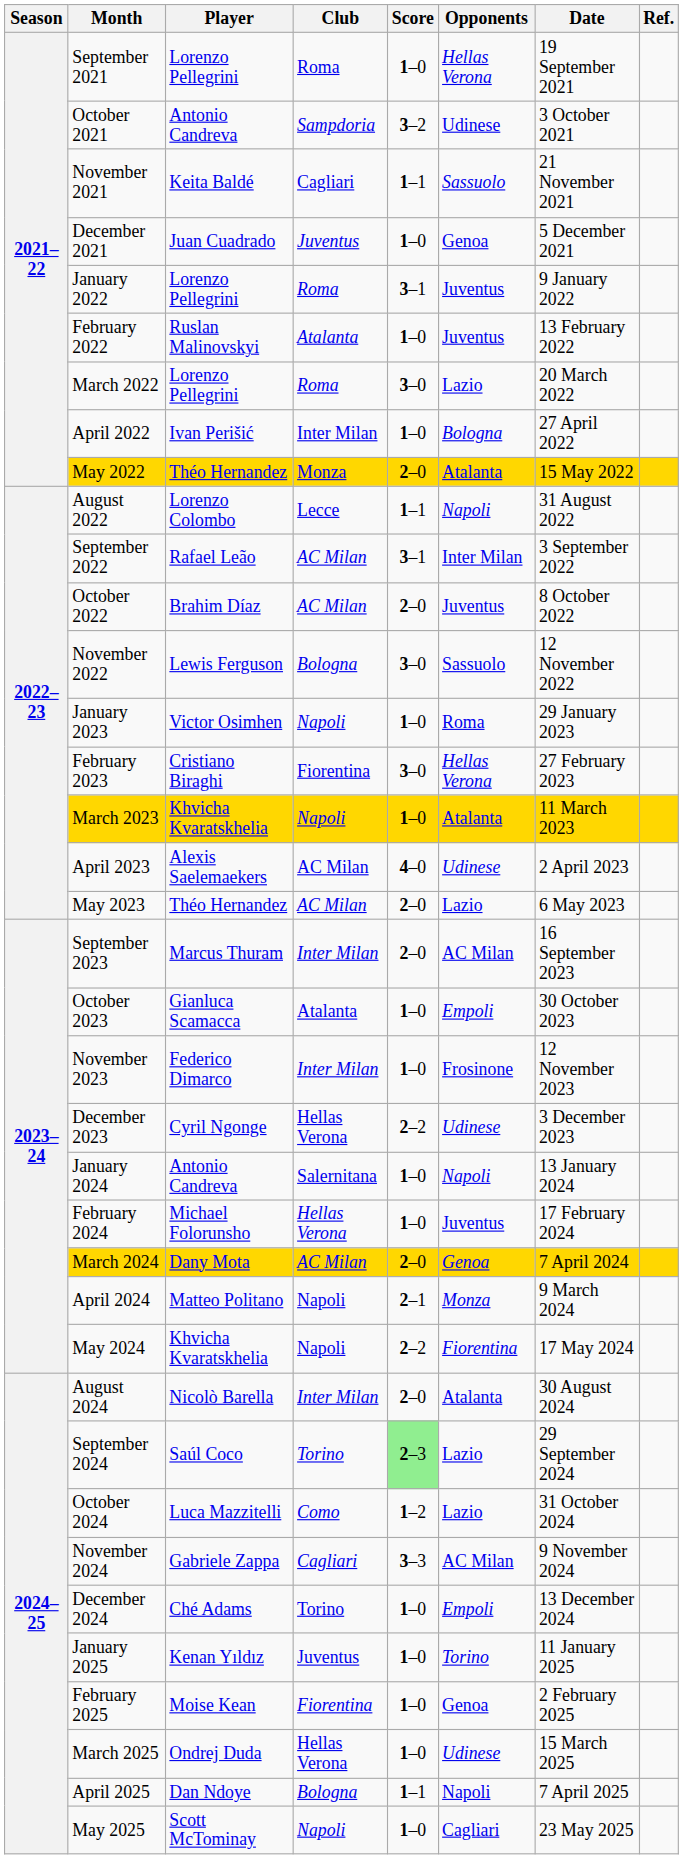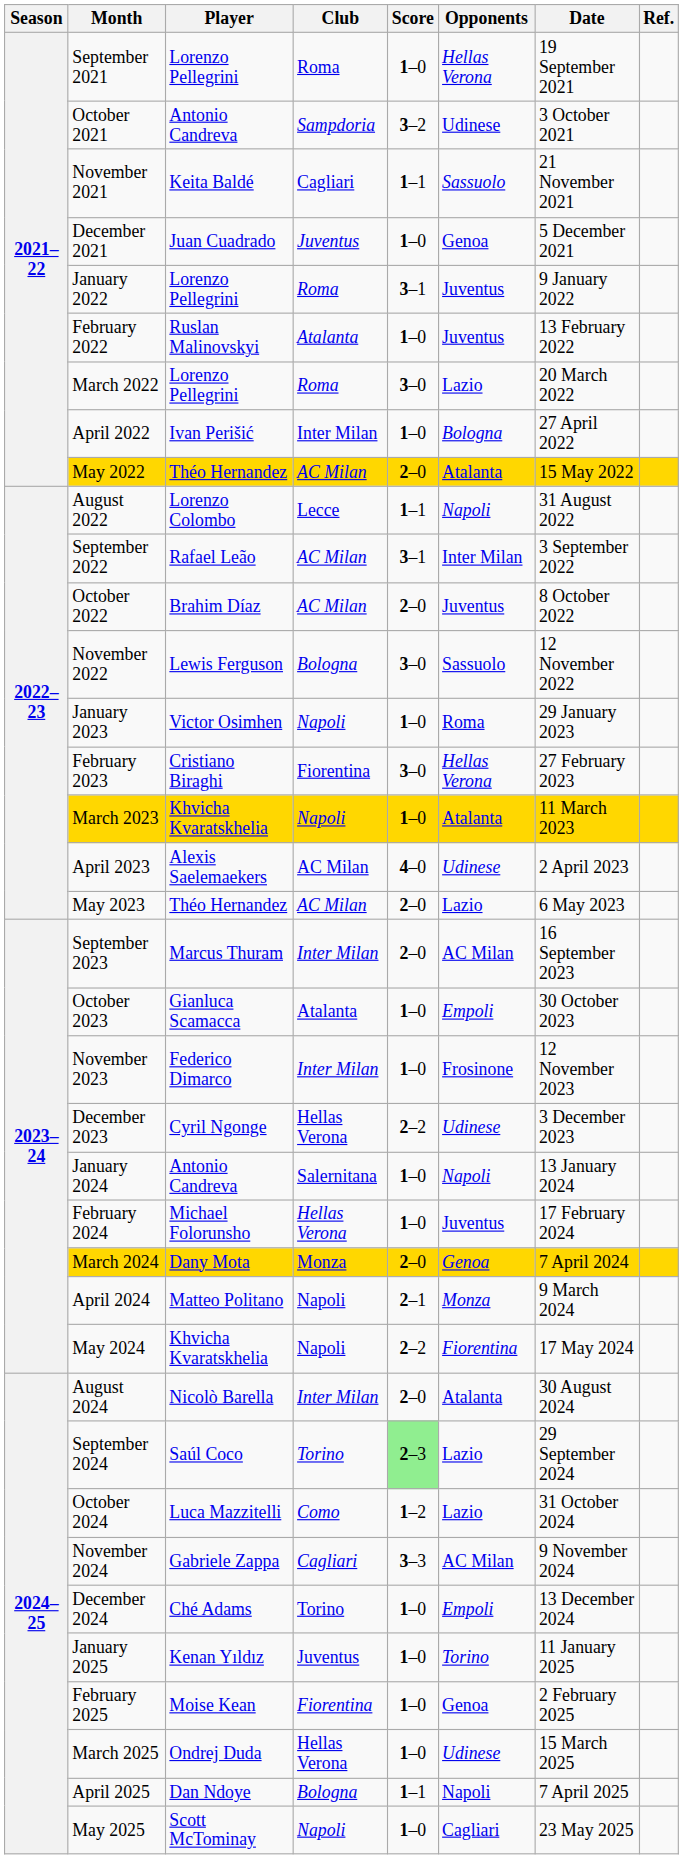(322, 471) Monza -> (332, 471) AC Milan
(332, 1262) AC Milan -> (322, 1262) Monza
